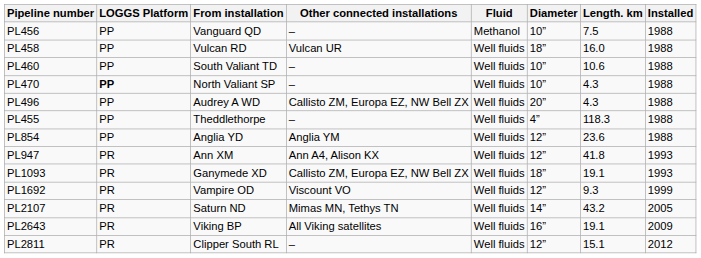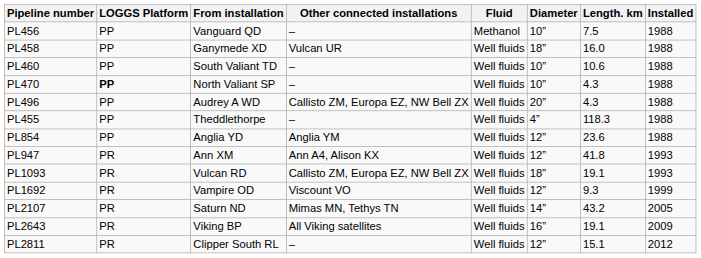(220, 48) Vulcan RD -> (230, 48) Ganymede XD
(230, 173) Ganymede XD -> (220, 173) Vulcan RD
